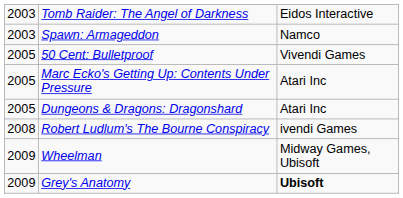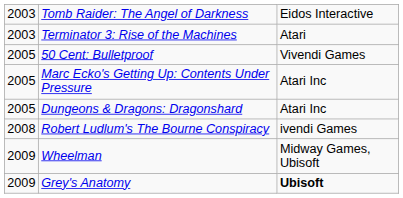+ row: (139, 34)
- row: (100, 34)
